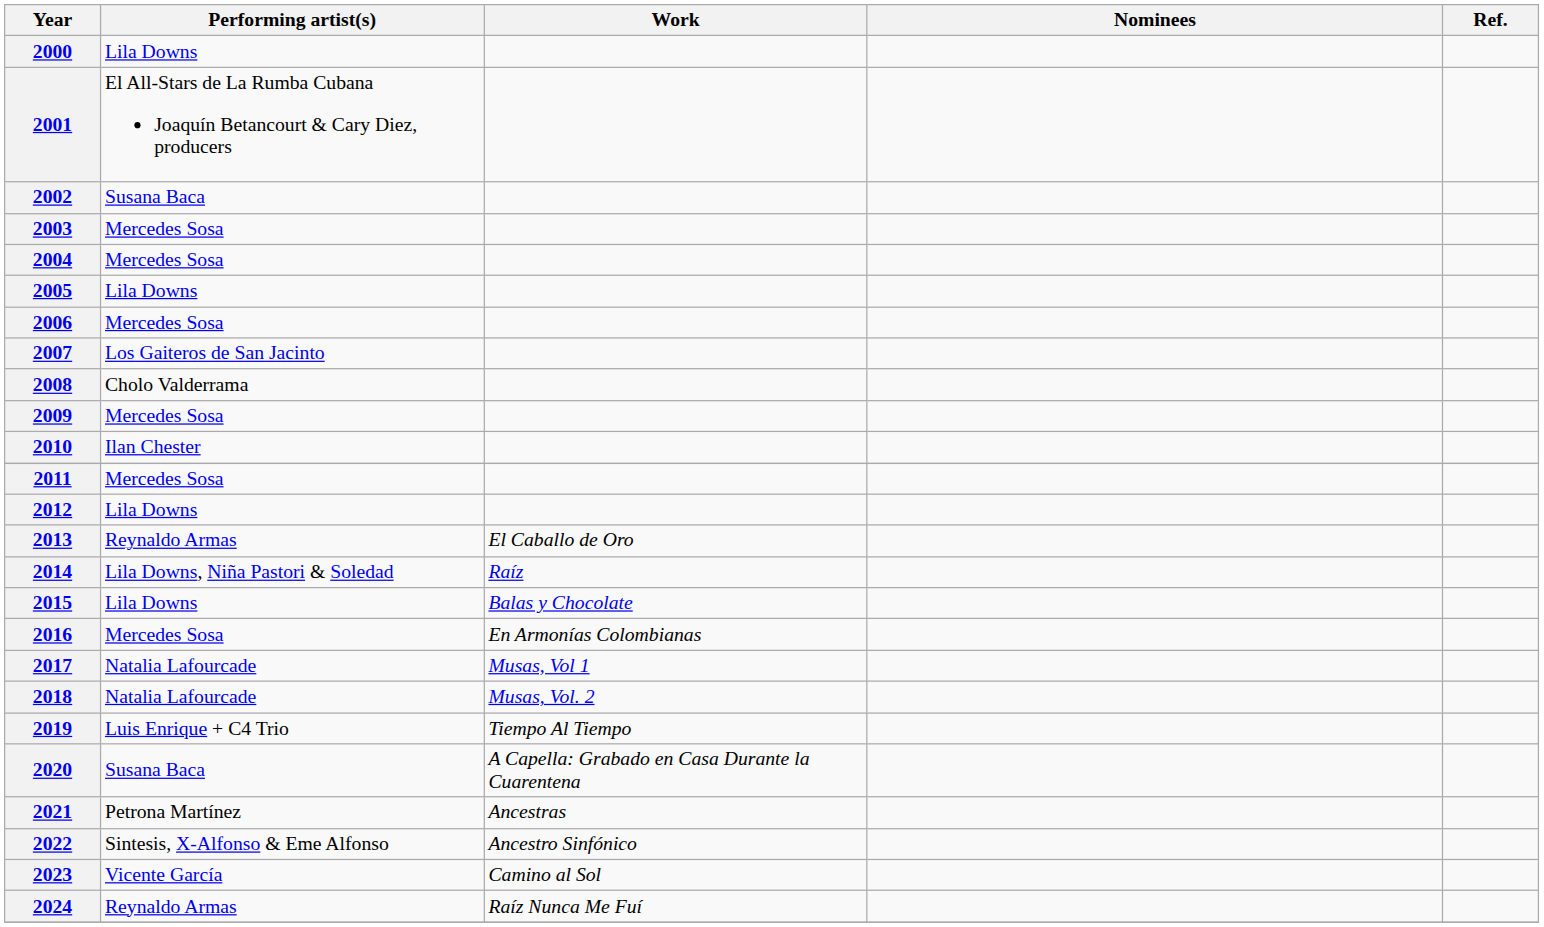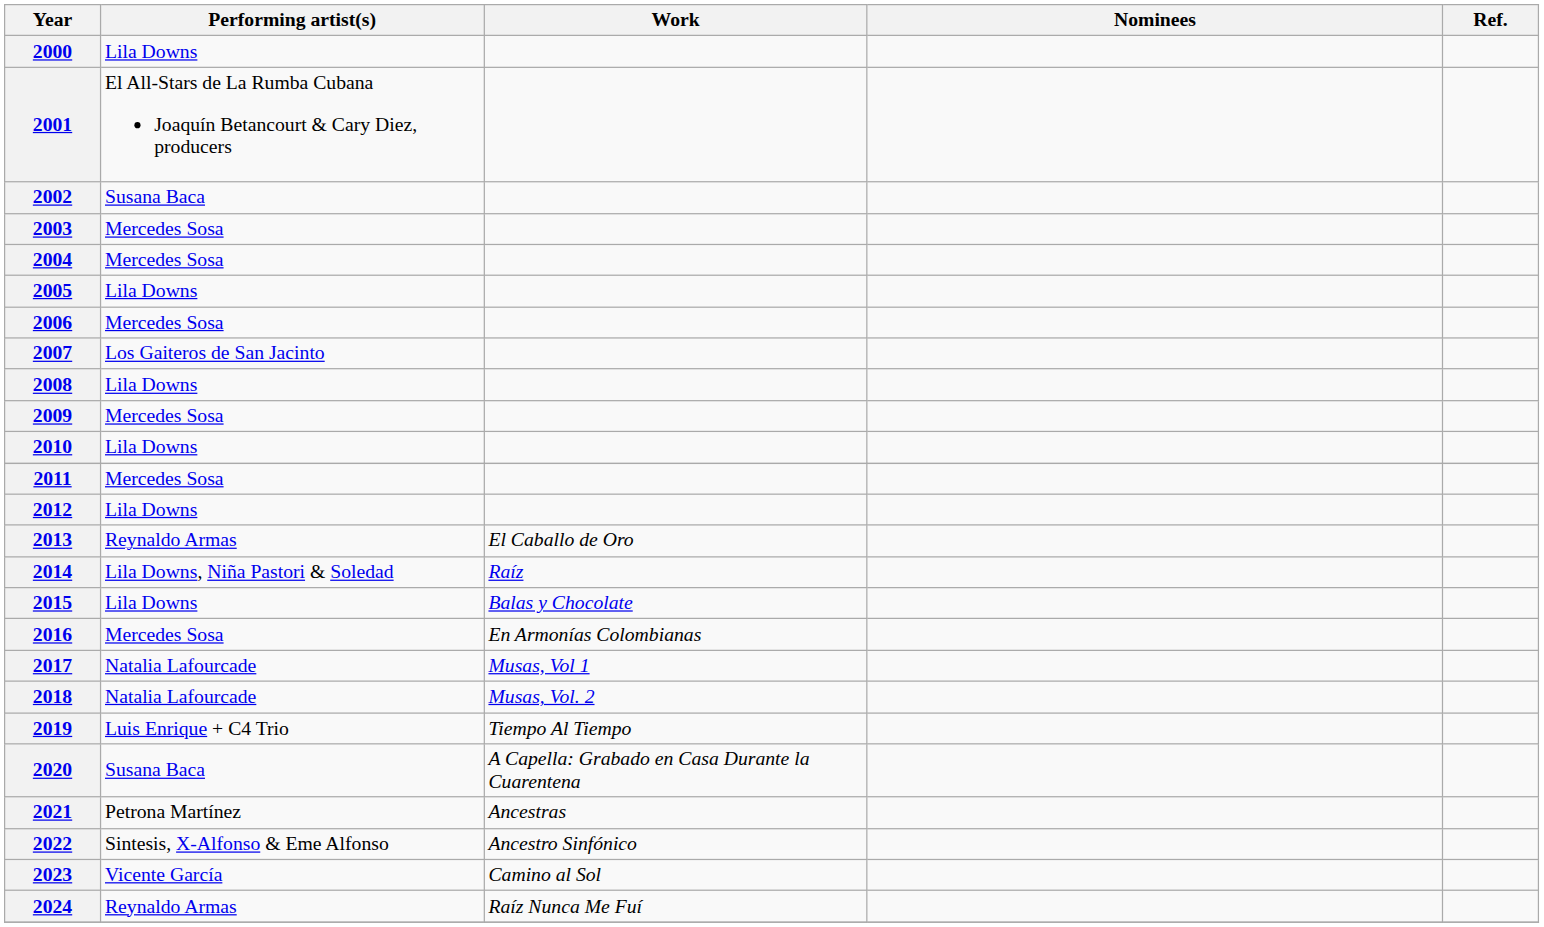(177, 384) Cholo Valderrama -> (151, 384) Lila Downs
(153, 447) Ilan Chester -> (151, 447) Lila Downs
